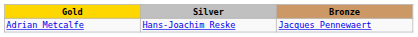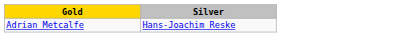- column: (345, 11)
